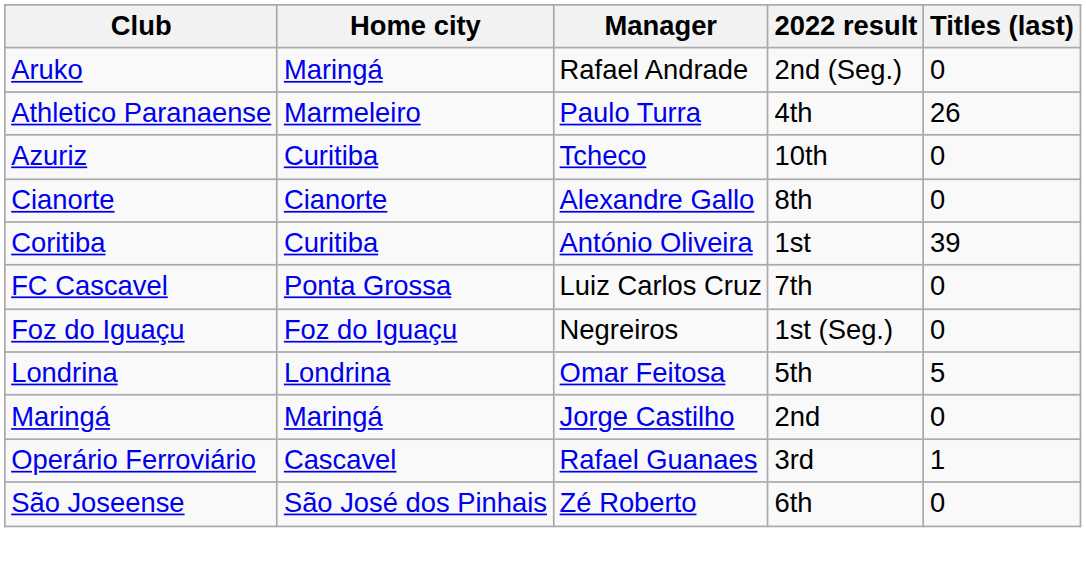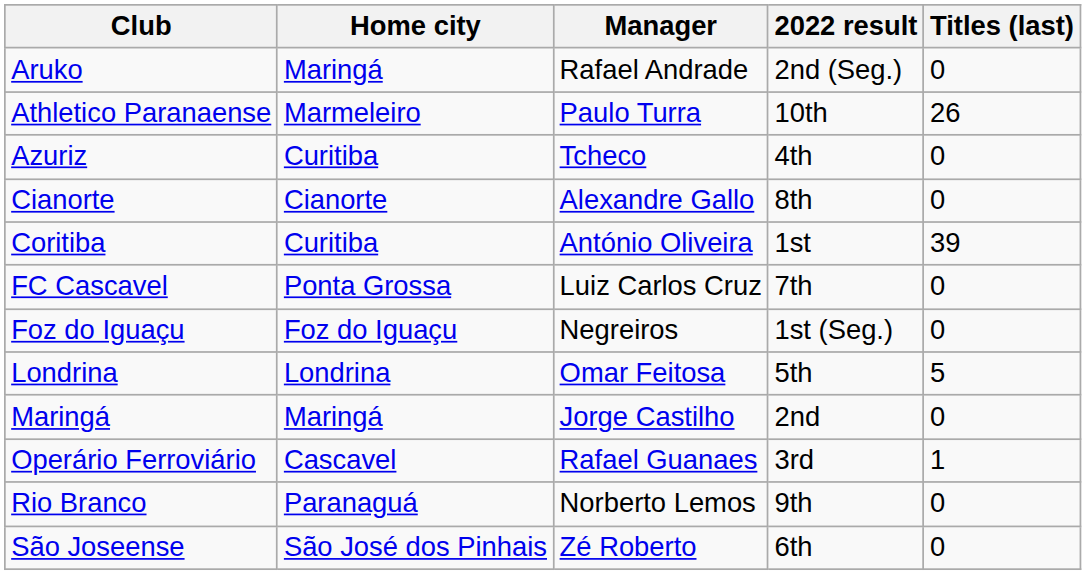(793, 112) 4th -> (801, 112) 10th
(801, 156) 10th -> (793, 156) 4th
+ row: (79, 503)
